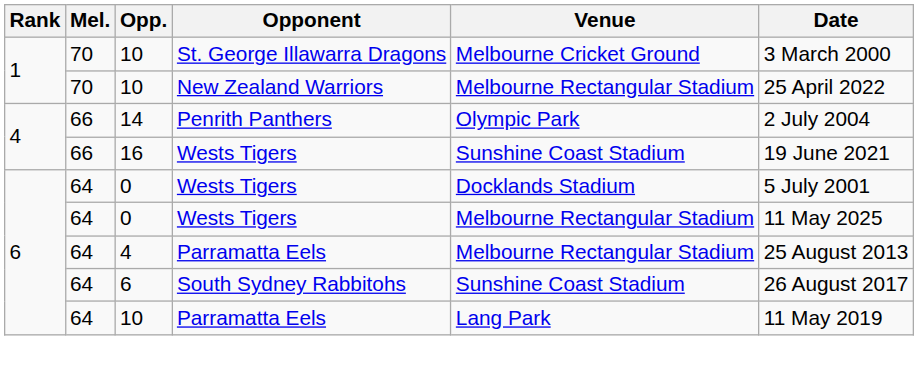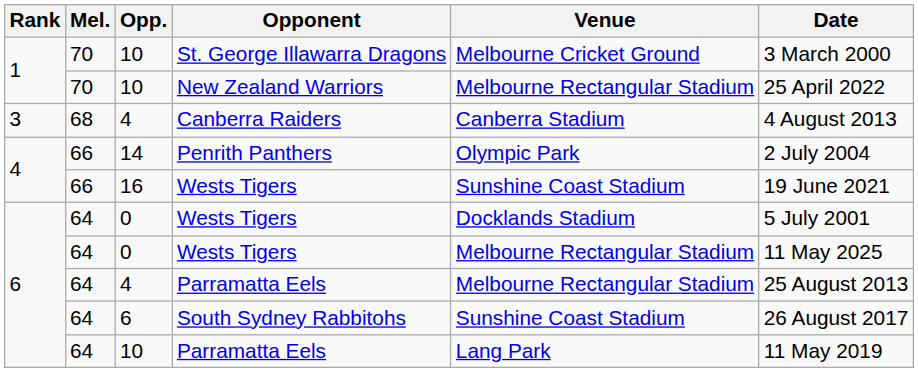+ row: (126, 119)
